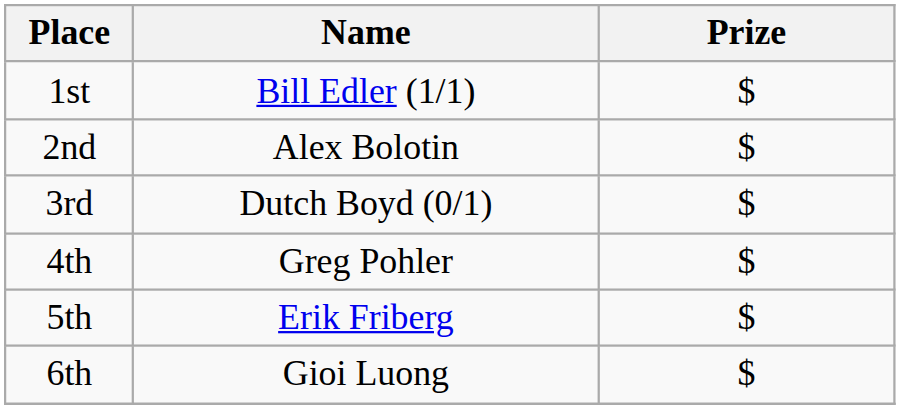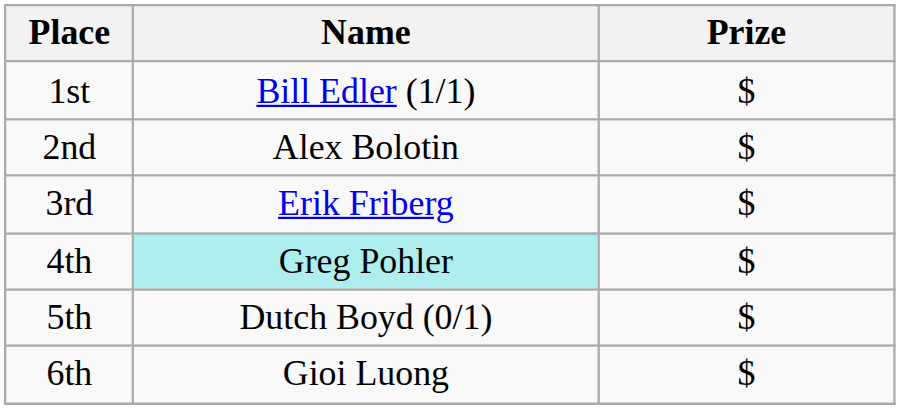(366, 203) Dutch Boyd (0/1) -> (366, 203) Erik Friberg
(366, 260) no background -> (366, 260) paleturquoise background
(366, 317) Erik Friberg -> (366, 317) Dutch Boyd (0/1)
